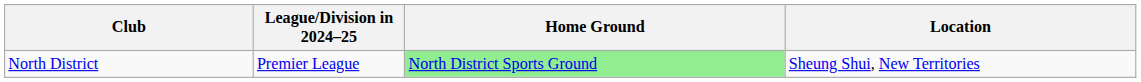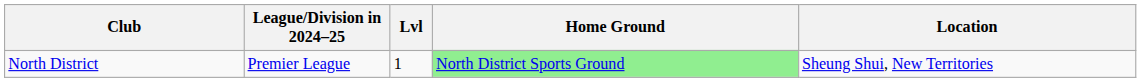+ column: (411, 27)
